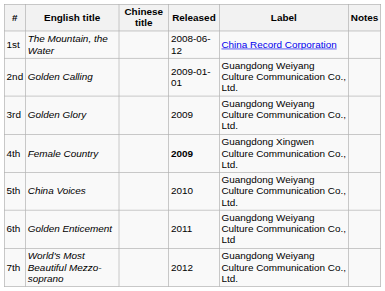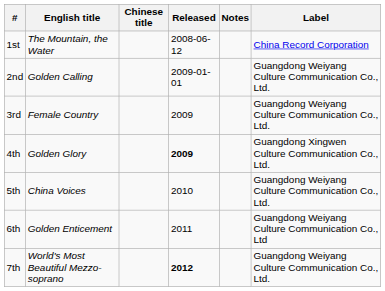columns swapped: (284, 17) <-> (365, 17)
(57, 115) Golden Glory -> (63, 115) Female Country
(63, 153) Female Country -> (57, 153) Golden Glory
(182, 267) normal -> (182, 267) bold
